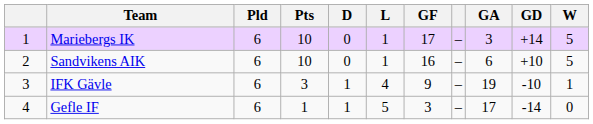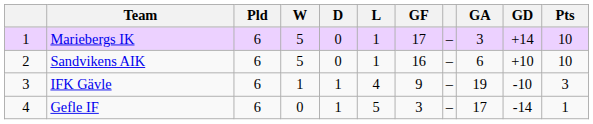columns swapped: (570, 15) <-> (304, 15)
